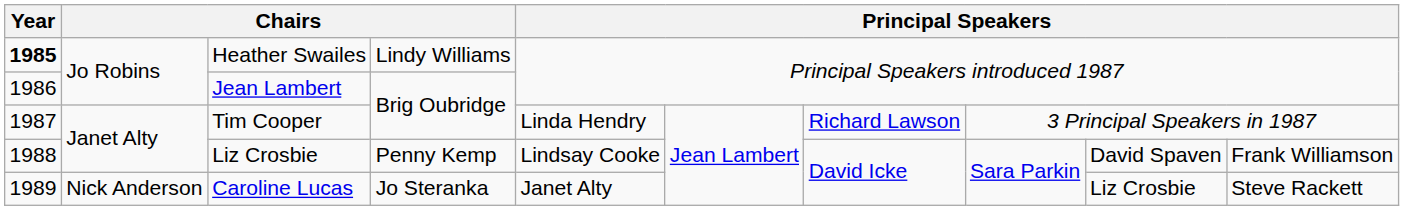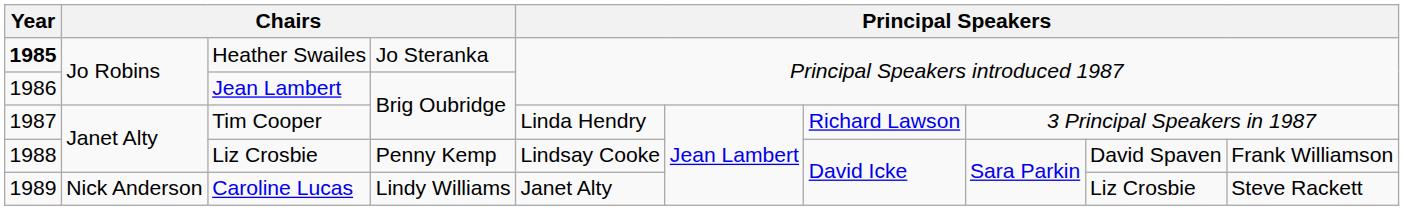(443, 54) Lindy Williams -> (432, 54) Jo Steranka
(432, 188) Jo Steranka -> (443, 188) Lindy Williams
